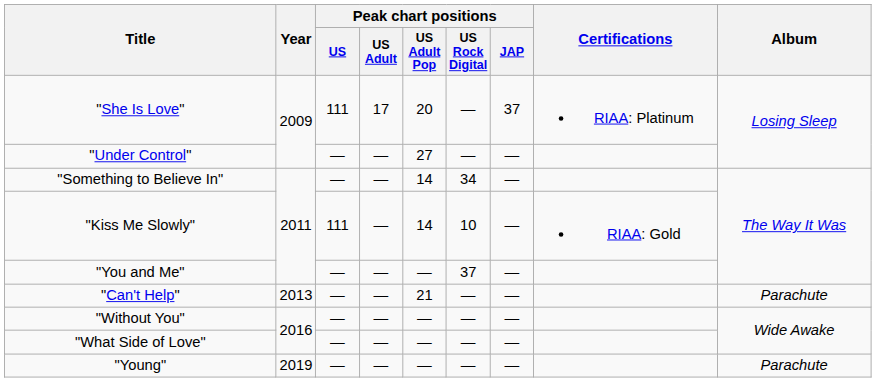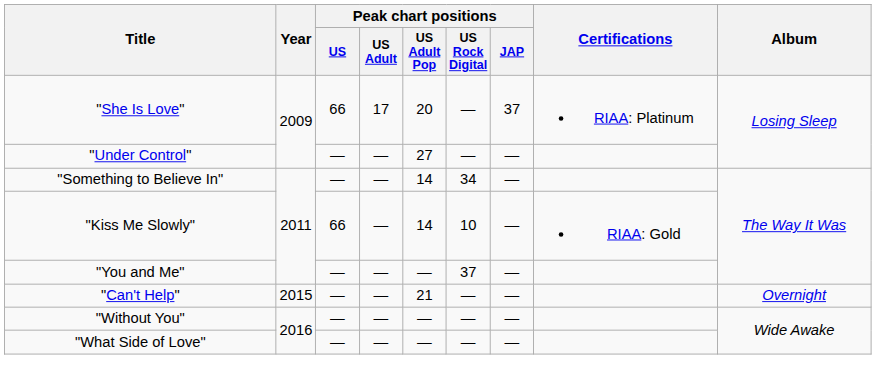(337, 109) 111 -> (337, 109) 66
(337, 225) 111 -> (337, 225) 66
(296, 295) 2013 -> (296, 295) 2015
(794, 295) Parachute -> (794, 295) Overnight
- row: (140, 365)
